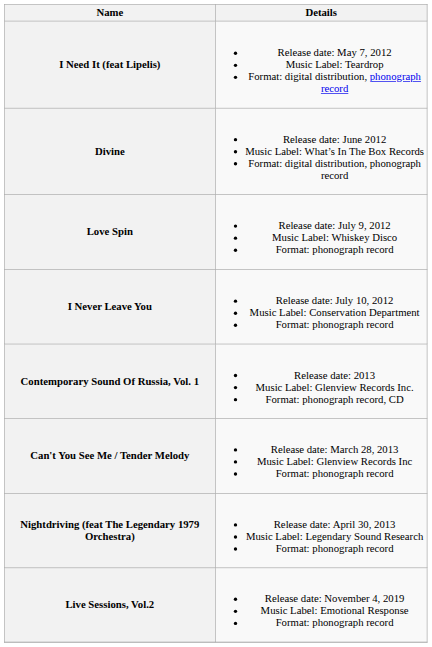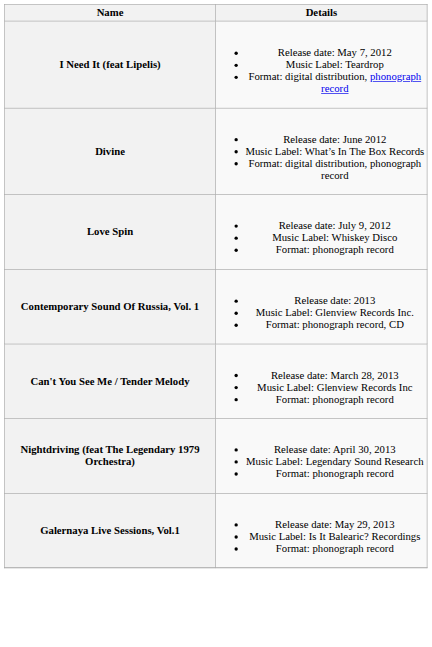- row: (110, 306)
+ row: (110, 530)
- row: (110, 605)
